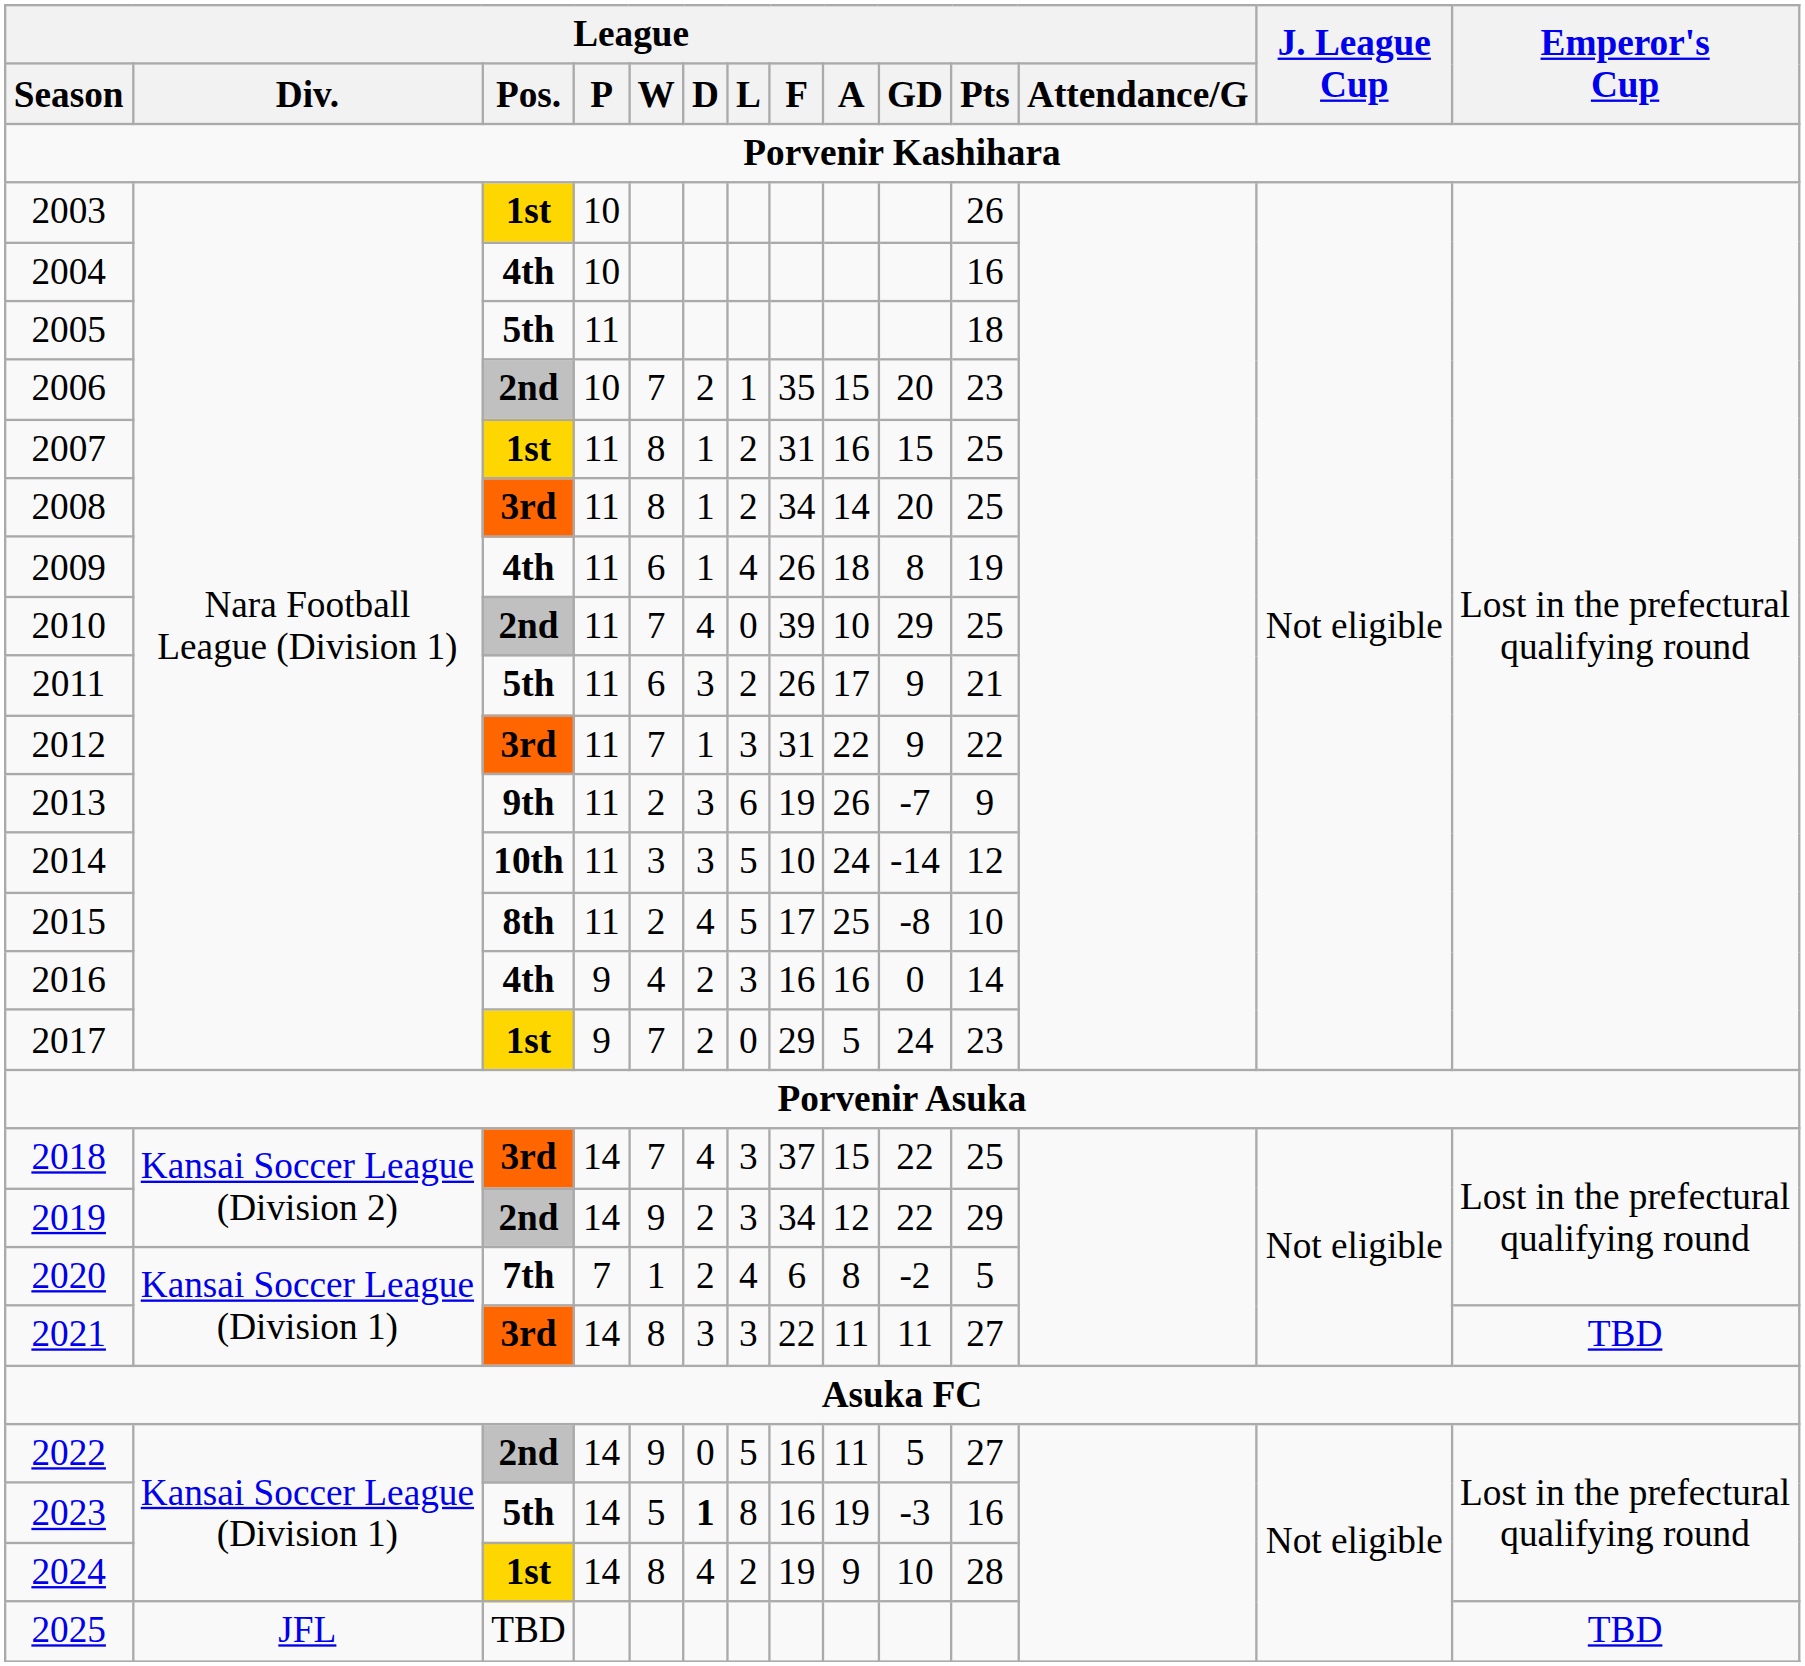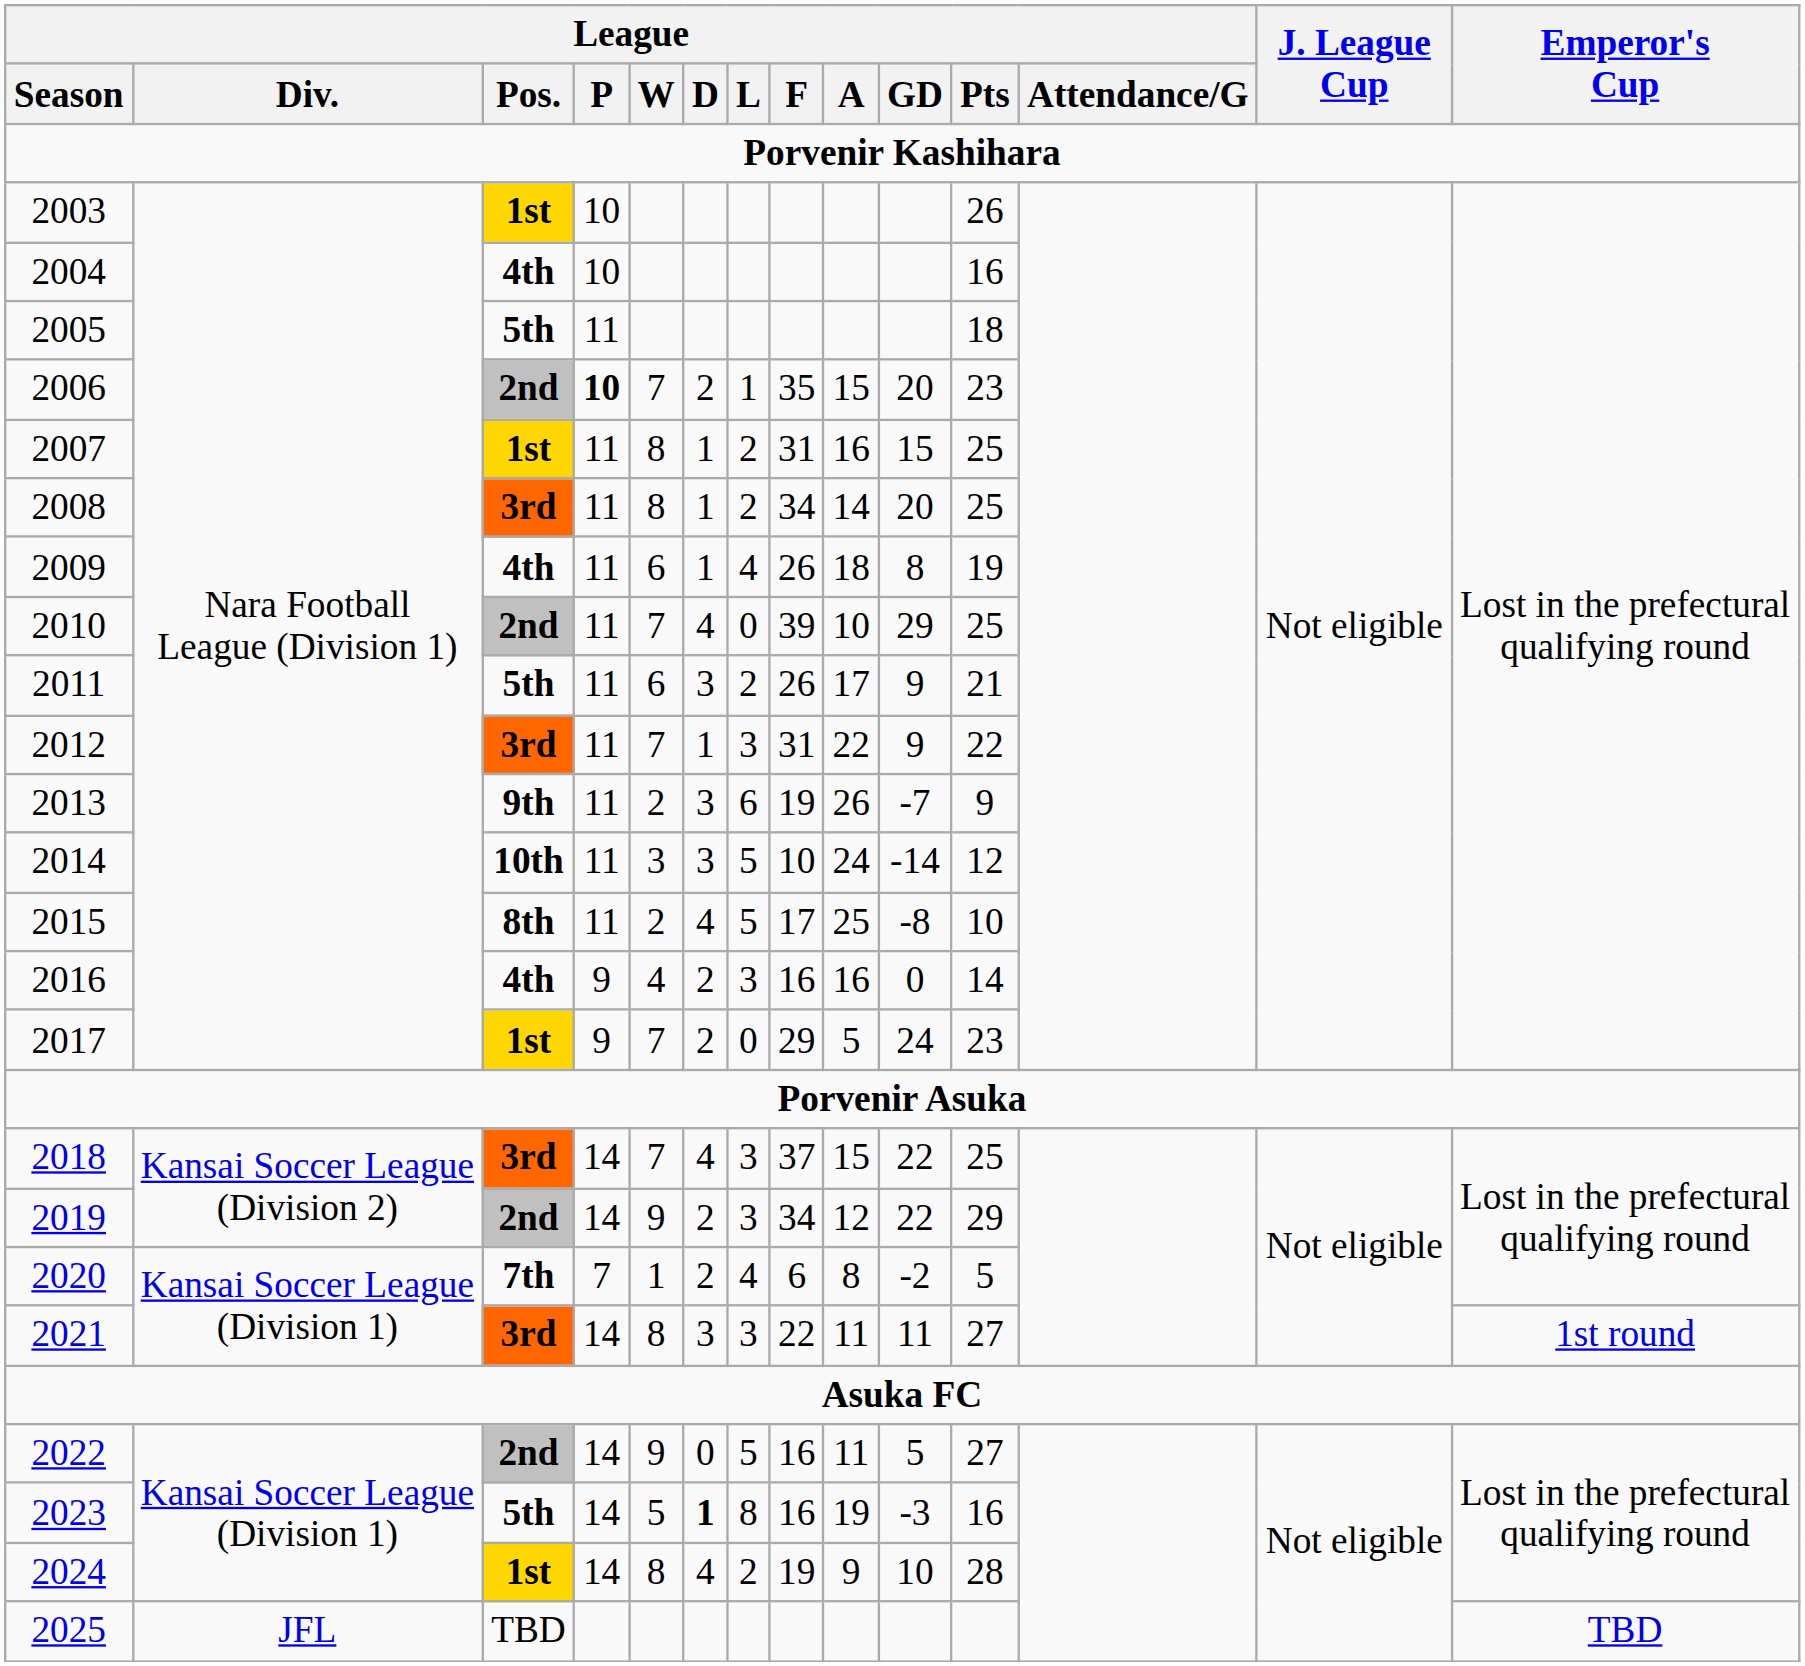(602, 388) normal -> (602, 388) bold
(1625, 1334) TBD -> (1625, 1334) 1st round
